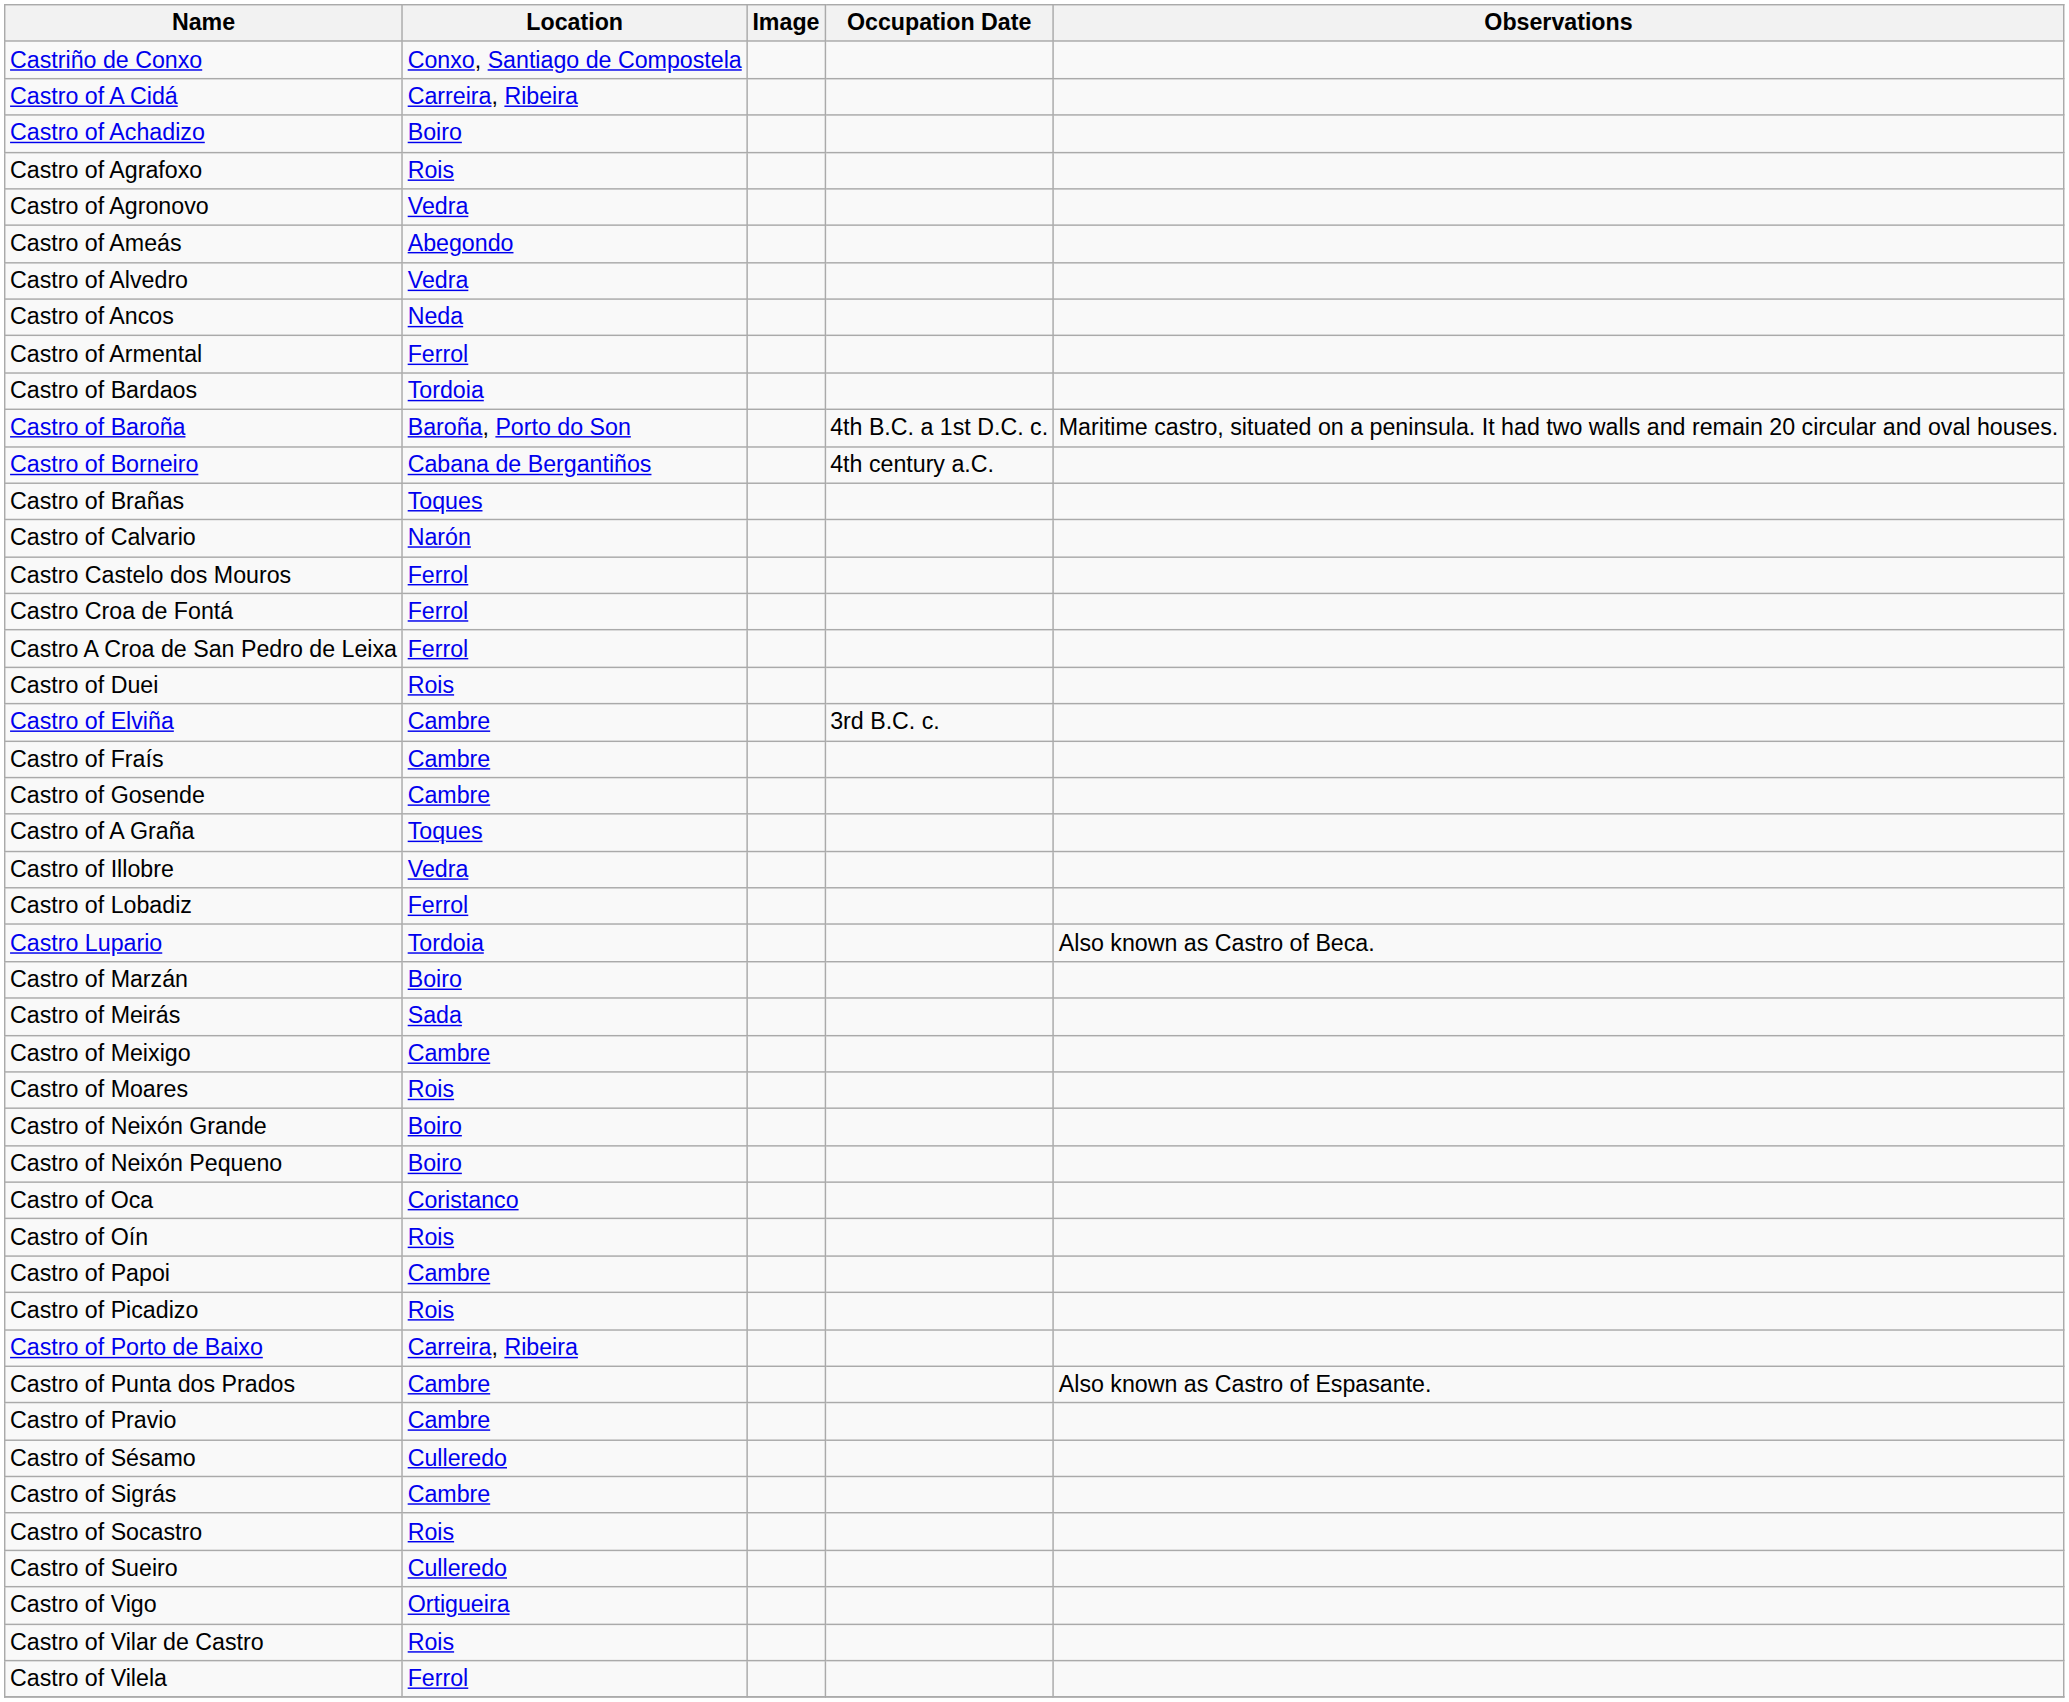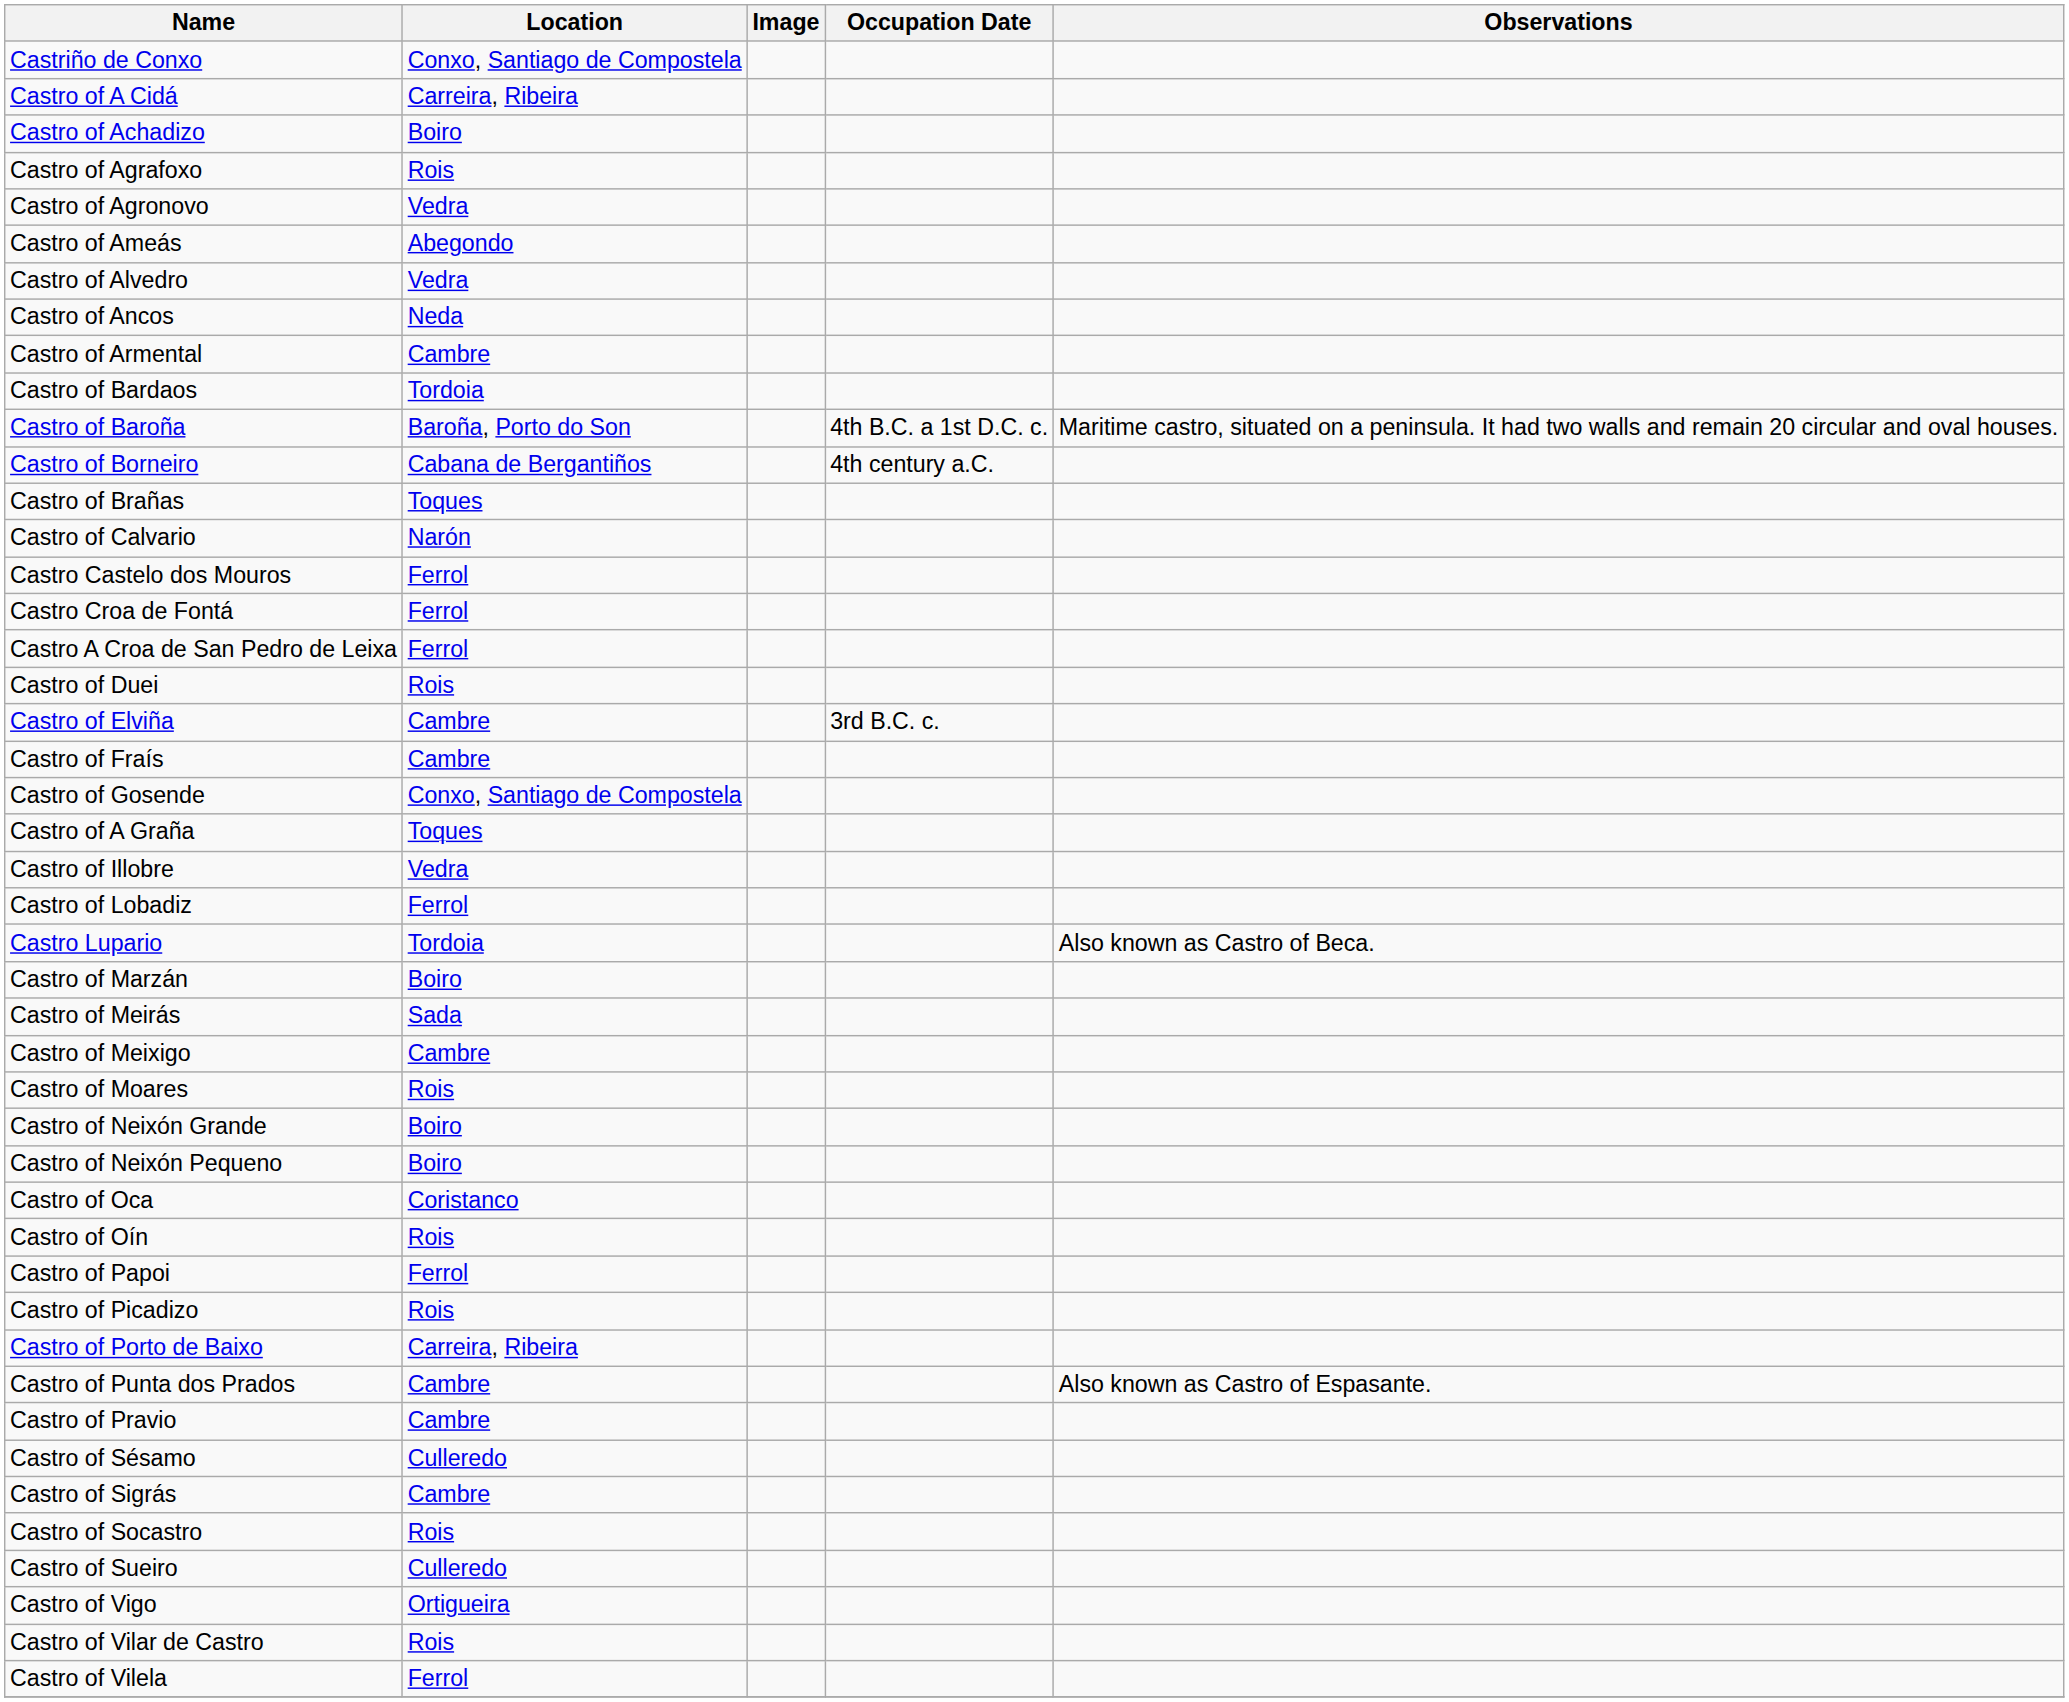(438, 354) Ferrol -> (449, 354) Cambre
(449, 795) Cambre -> (575, 795) Conxo, Santiago de Compostela
(449, 1273) Cambre -> (438, 1273) Ferrol
